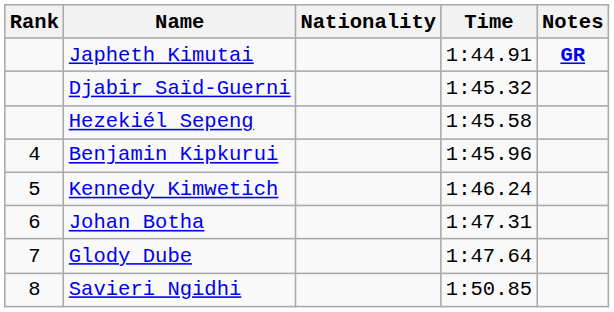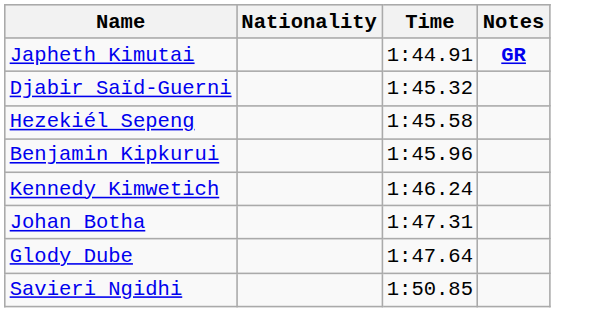- column: (34, 22)
